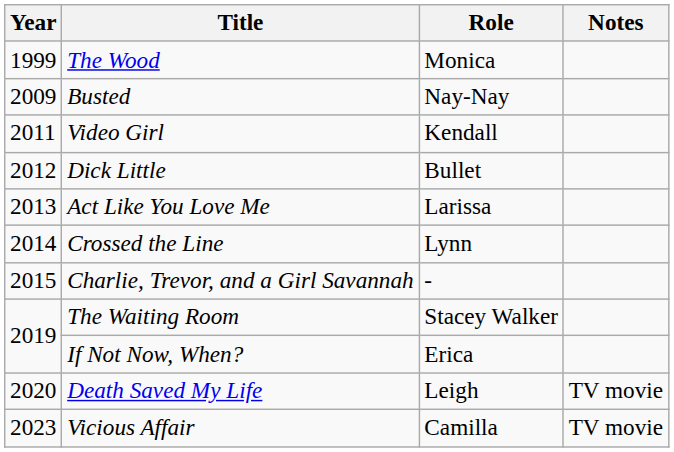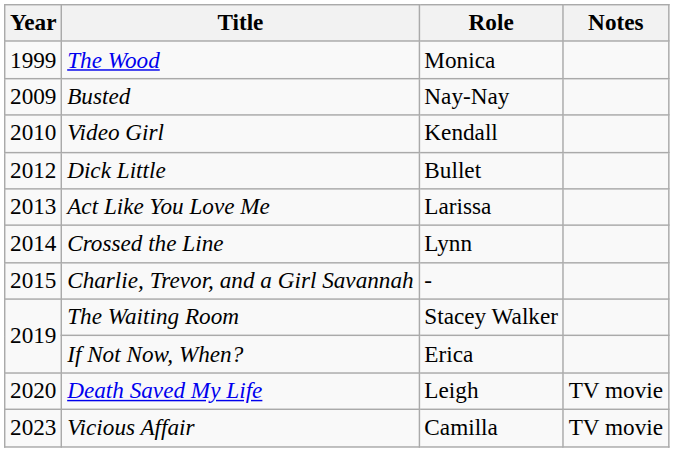(33, 133) 2011 -> (33, 133) 2010
